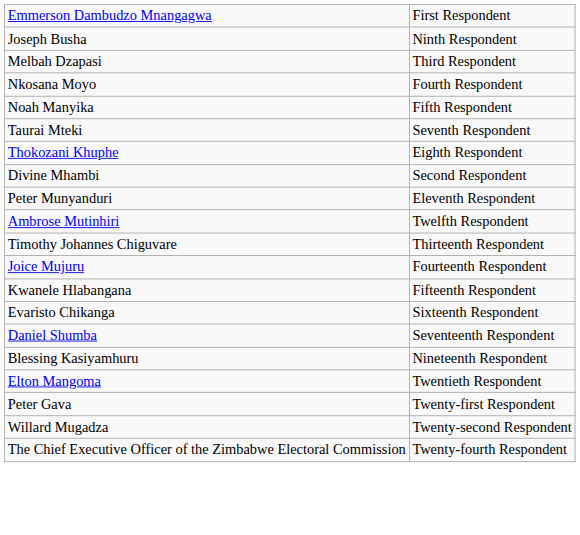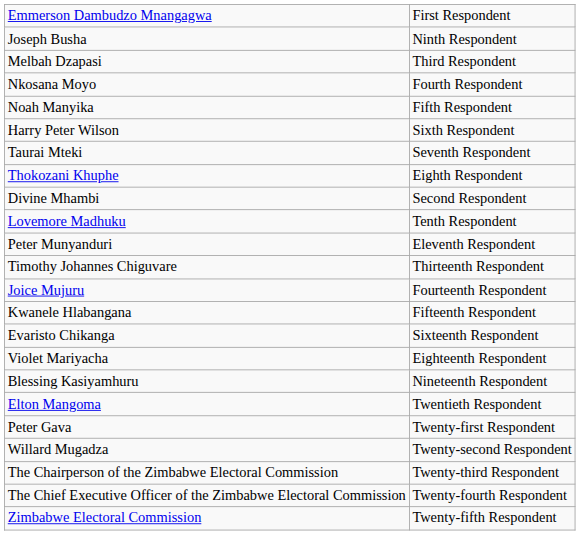+ row: (63, 130)
+ row: (67, 221)
- row: (64, 221)
- row: (52, 335)
+ row: (58, 358)
+ row: (173, 472)
+ row: (105, 518)
